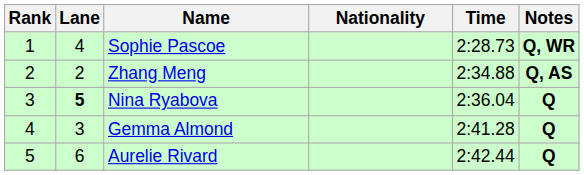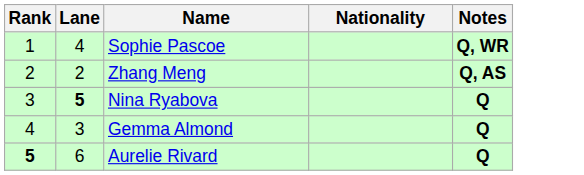- column: (486, 18)
(30, 156) normal -> (30, 156) bold
